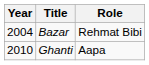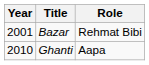(20, 32) 2004 -> (20, 32) 2001
